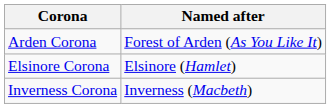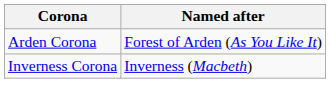- row: (59, 66)
